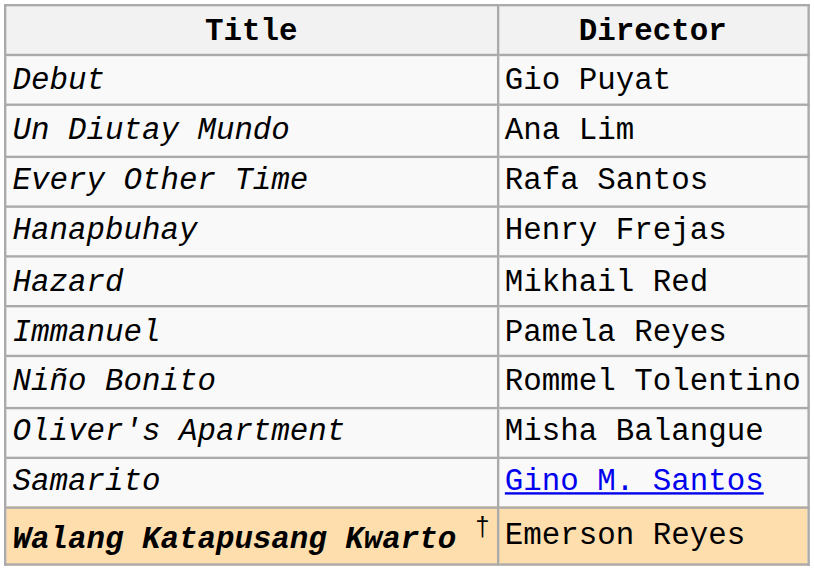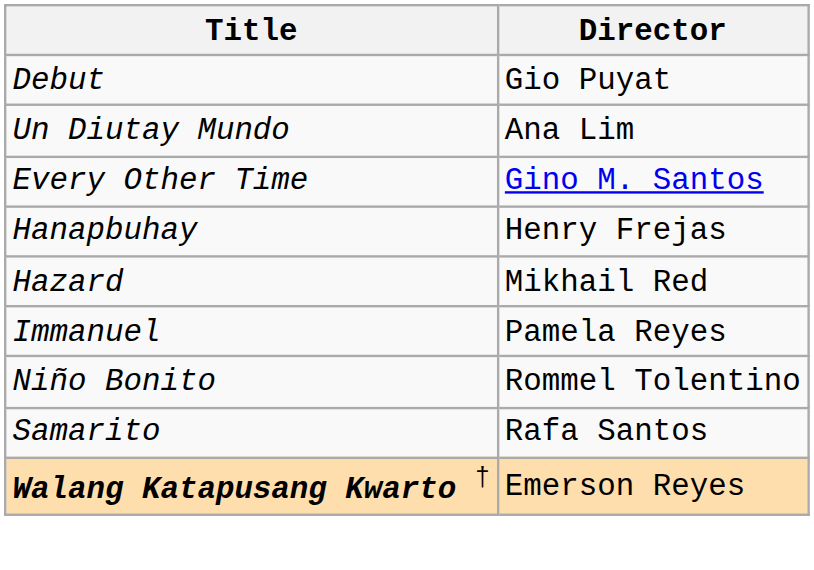(607, 181) Rafa Santos -> (634, 181) Gino M. Santos
- row: (179, 432)
(634, 482) Gino M. Santos -> (607, 432) Rafa Santos
